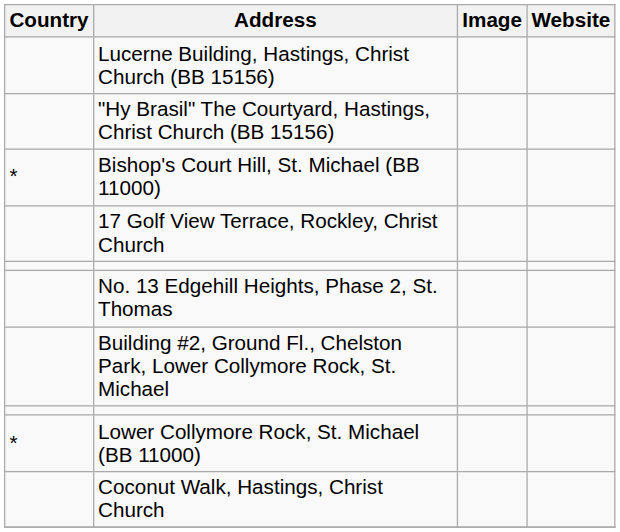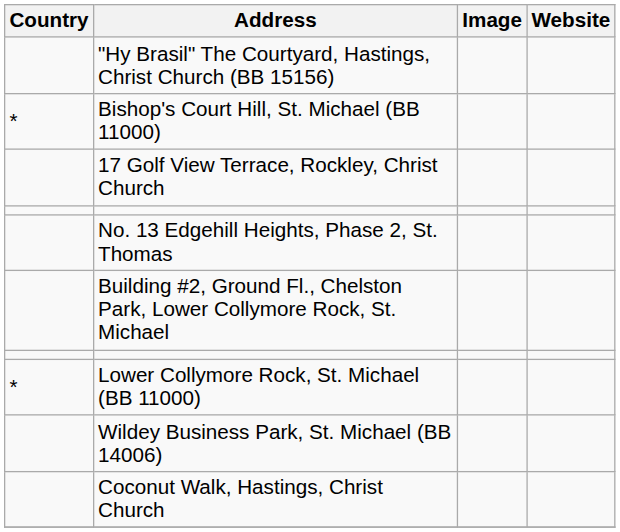- row: (49, 65)
+ row: (49, 443)
